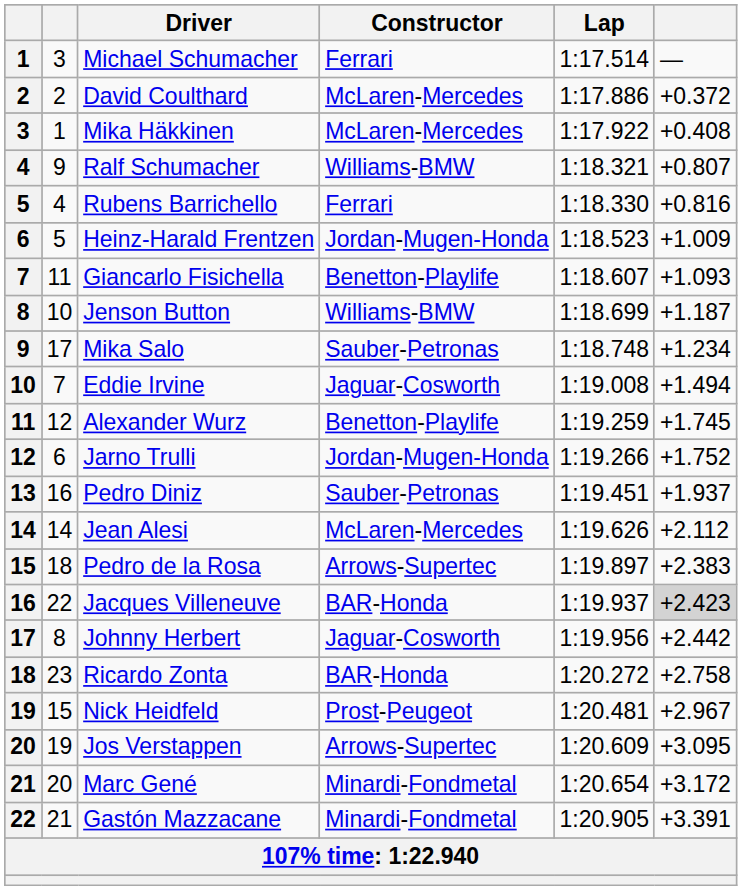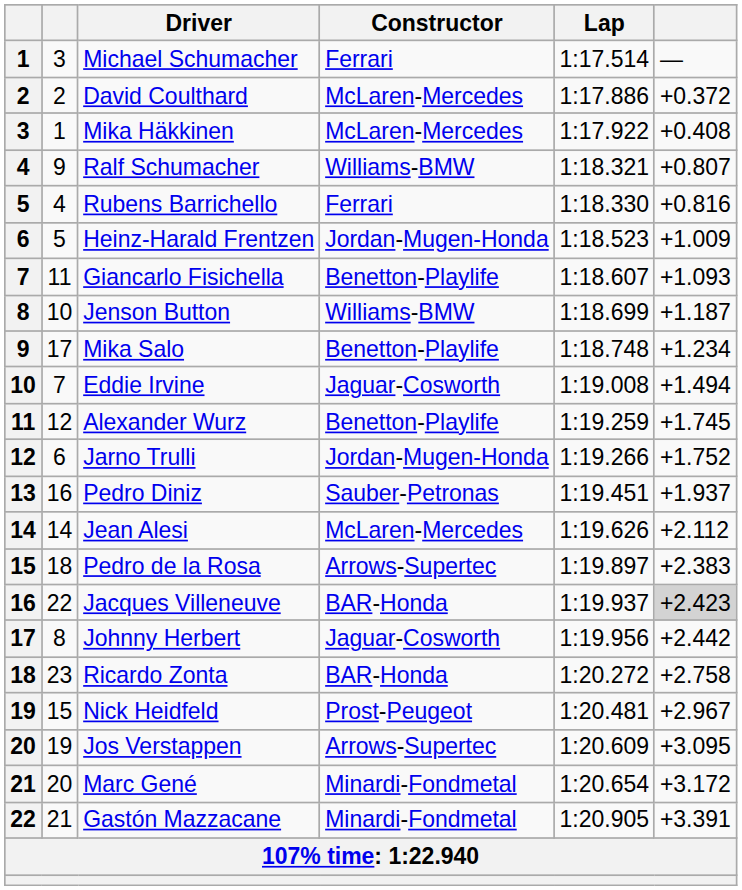(412, 349) Sauber-Petronas -> (412, 349) Benetton-Playlife
